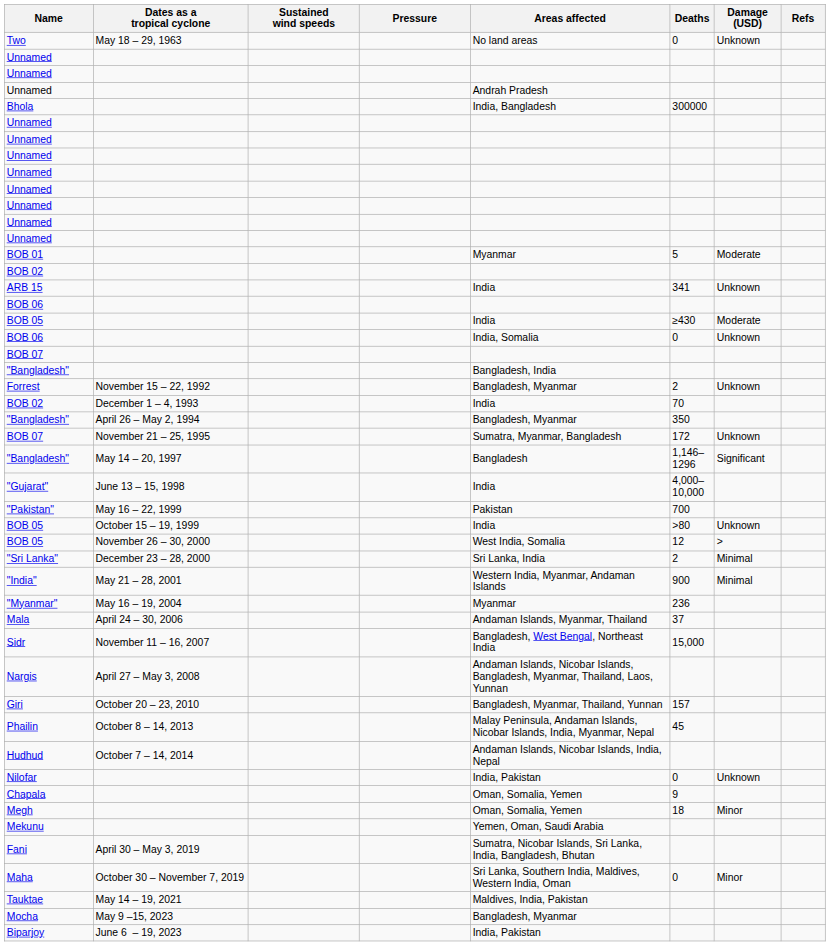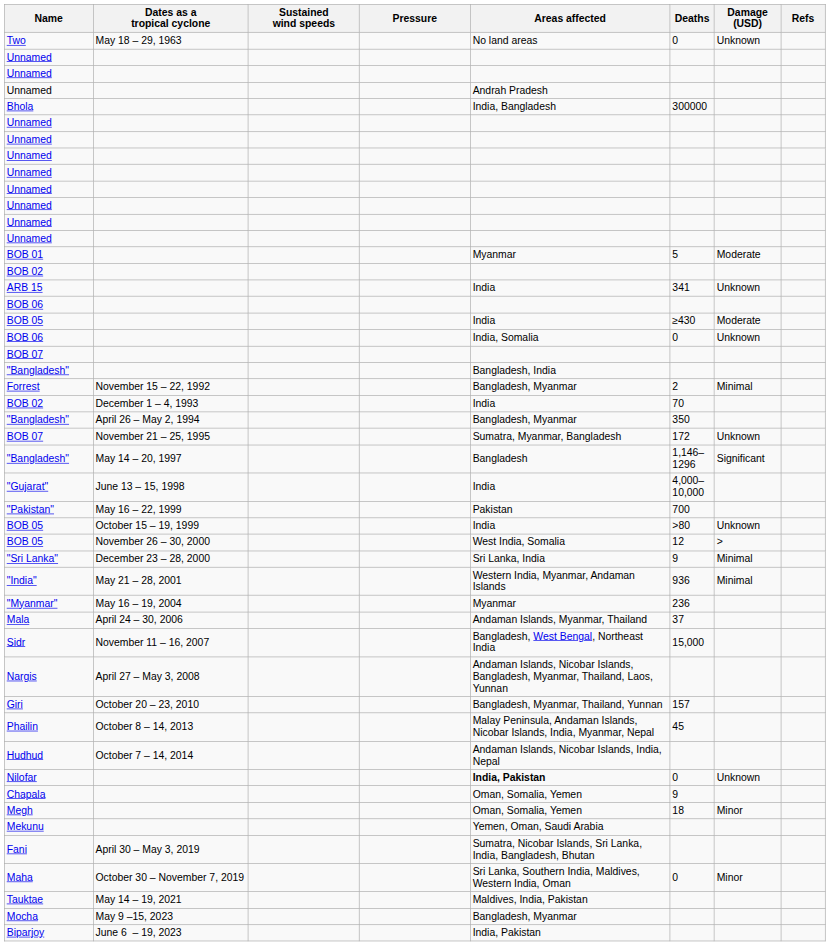(738, 387) Unknown -> (735, 387) Minimal
(675, 559) 2 -> (675, 559) 9
(681, 581) 900 -> (681, 581) 936
(507, 777) normal -> (509, 777) bold
